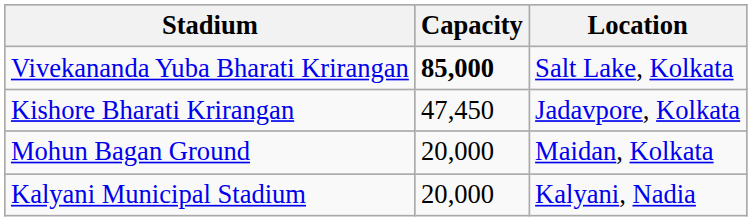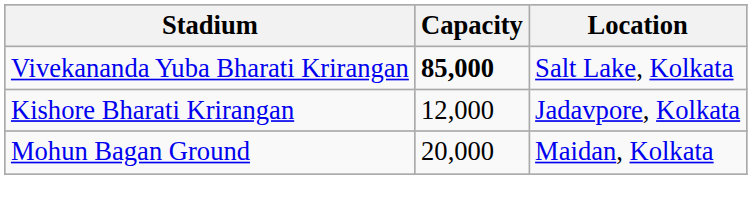(458, 109) 47,450 -> (458, 109) 12,000
- row: (158, 194)
